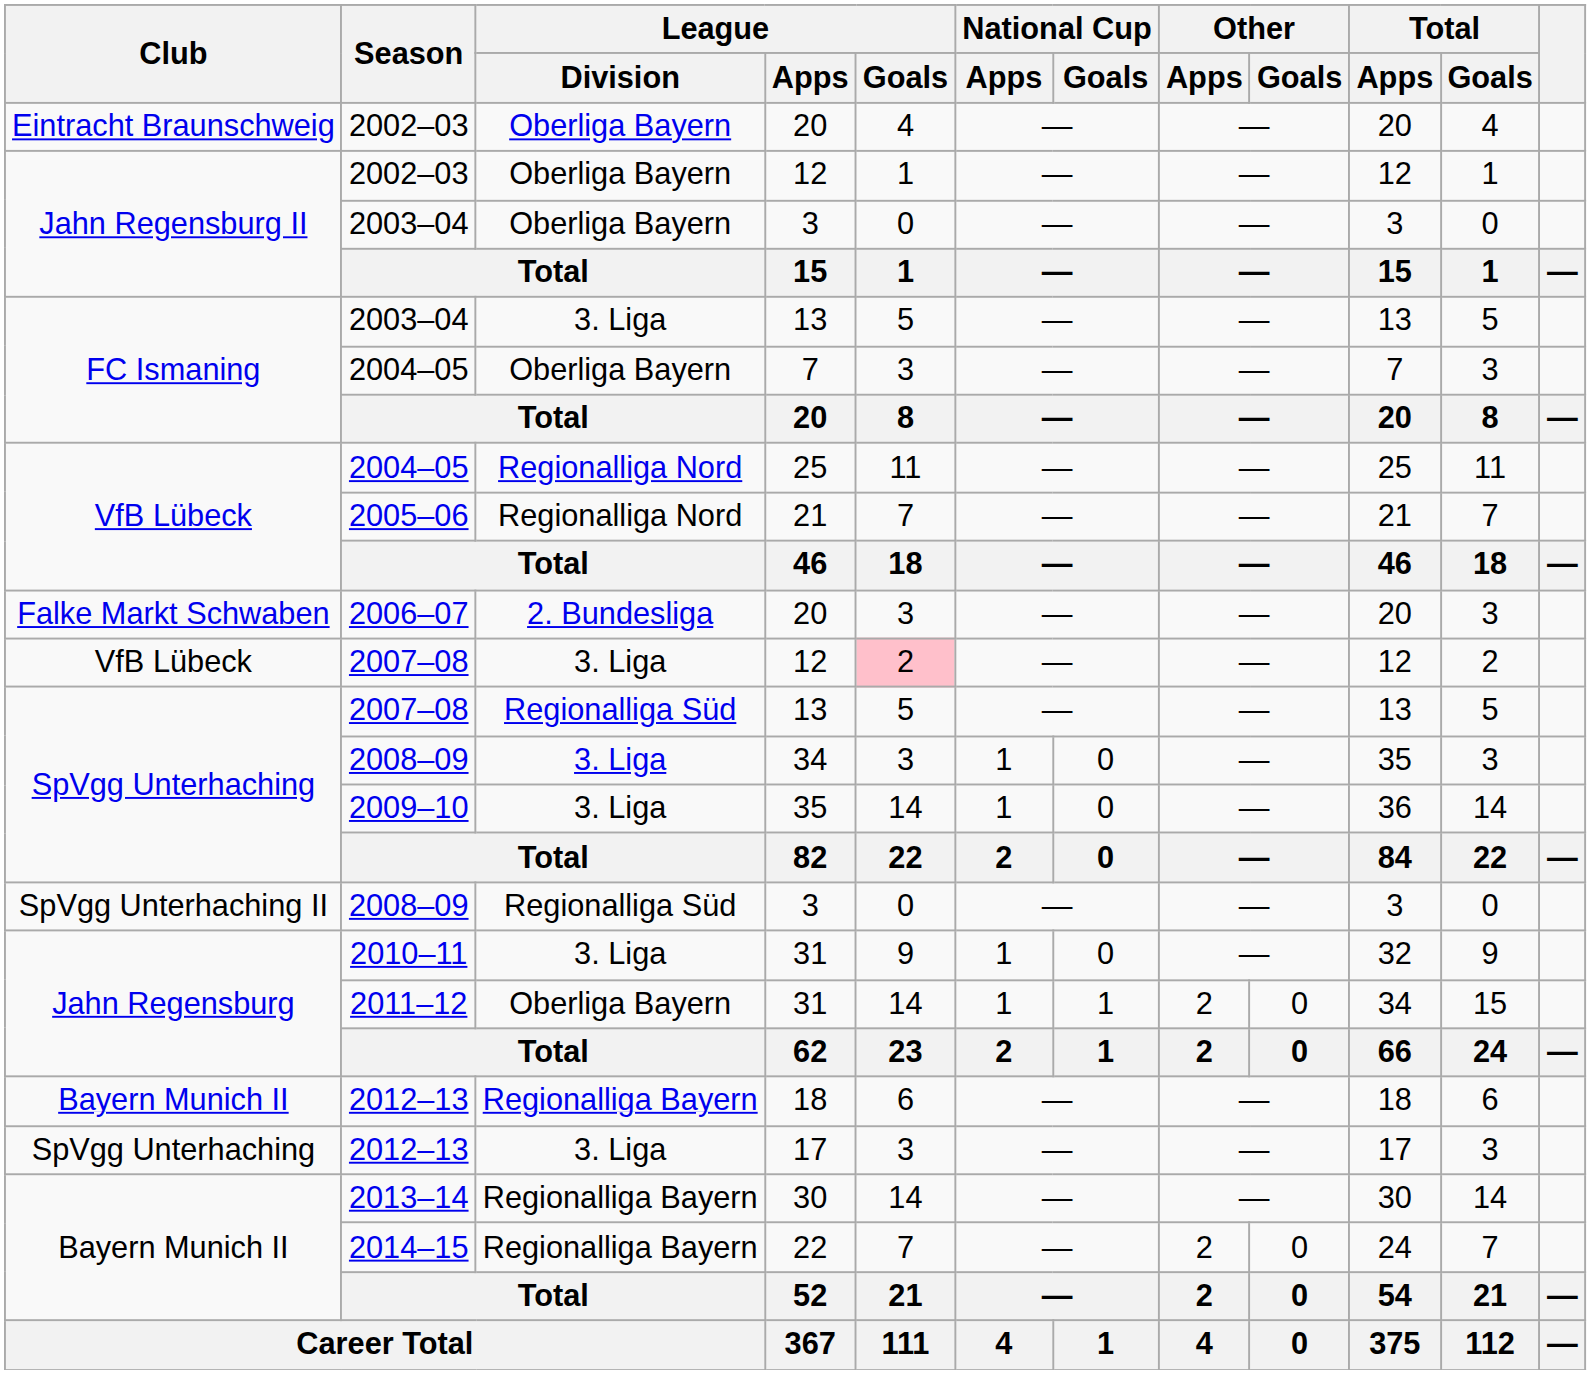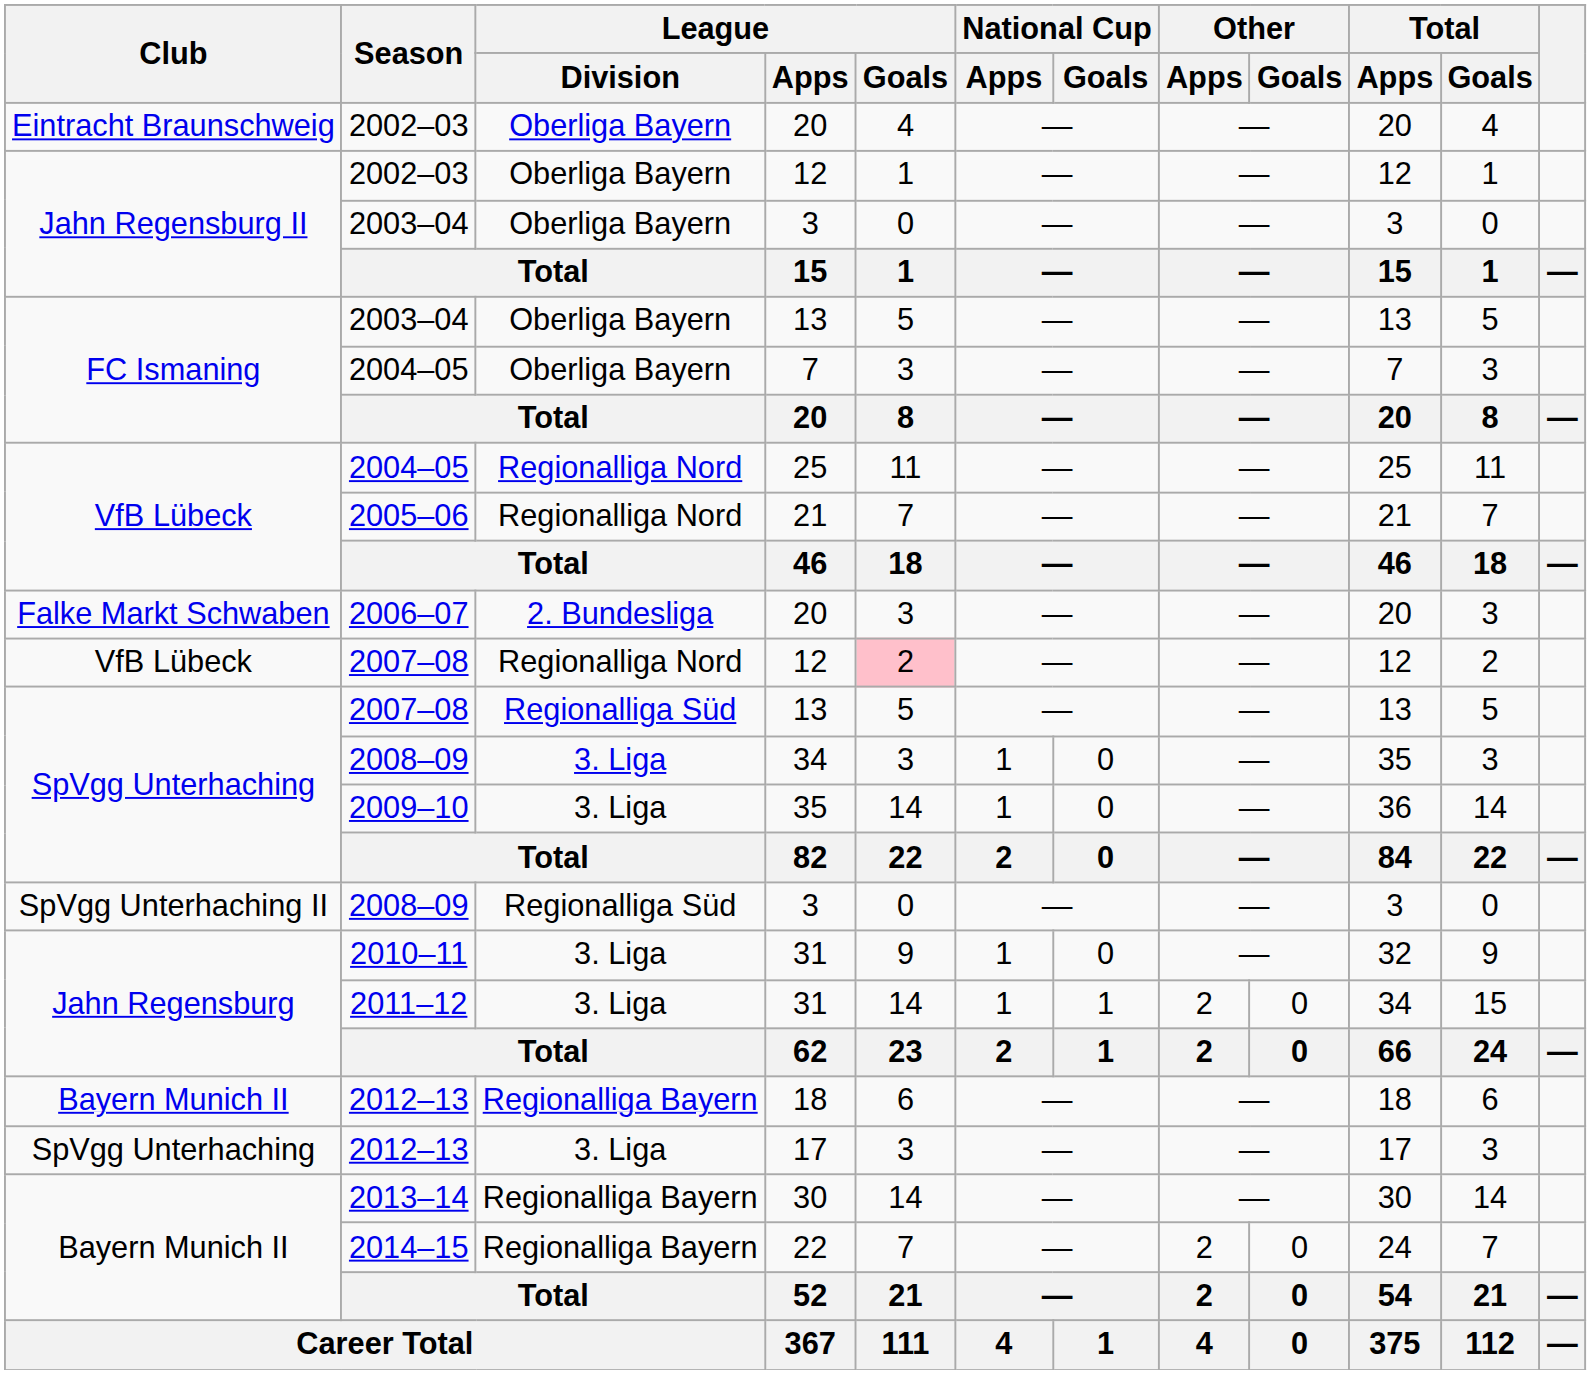(620, 321) 3. Liga -> (620, 321) Oberliga Bayern
(620, 662) 3. Liga -> (620, 662) Regionalliga Nord
(620, 1003) Oberliga Bayern -> (620, 1003) 3. Liga
